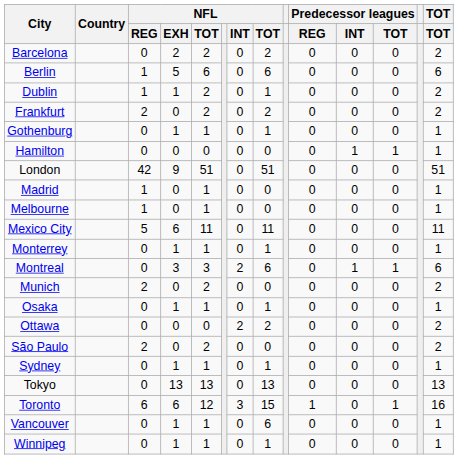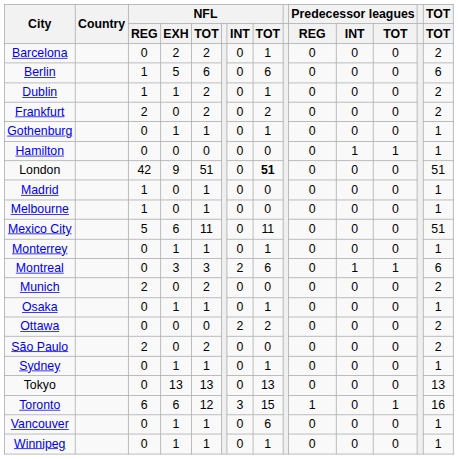(268, 53) 2 -> (268, 53) 1
(268, 170) normal -> (268, 170) bold
(438, 229) 11 -> (438, 229) 51
